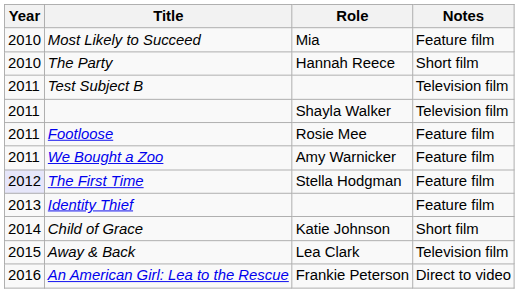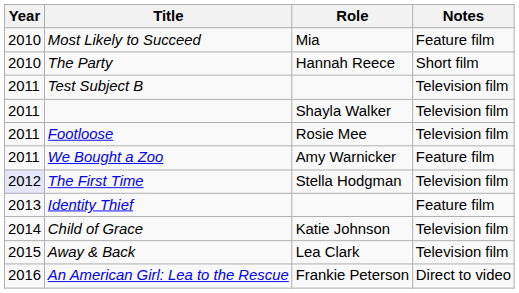(455, 134) Feature film -> (462, 134) Television film
(455, 181) Feature film -> (462, 181) Television film
(447, 228) Short film -> (462, 228) Television film
